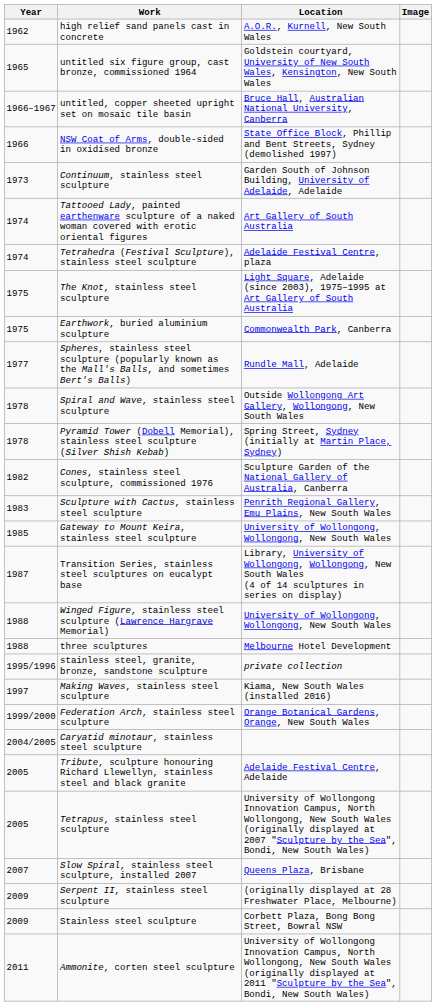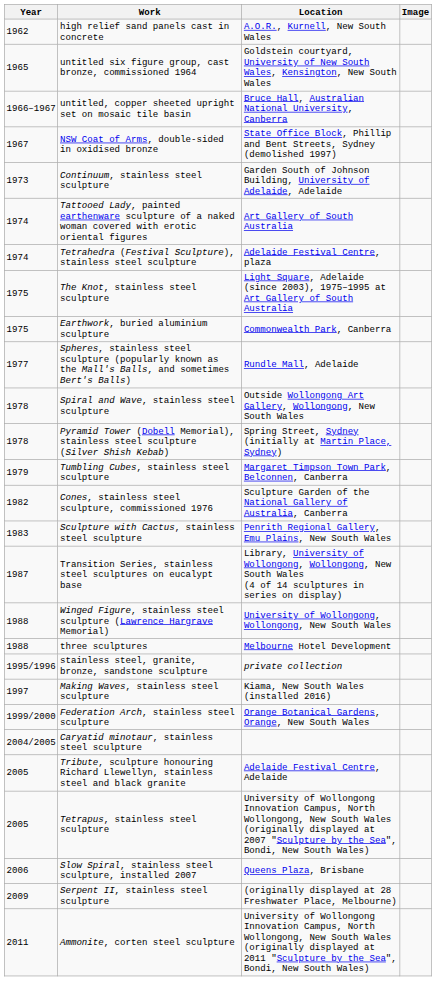(17, 145) 1966 -> (17, 145) 1967
+ row: (145, 472)
- row: (128, 533)
(17, 871) 2007 -> (17, 871) 2006
- row: (128, 921)
